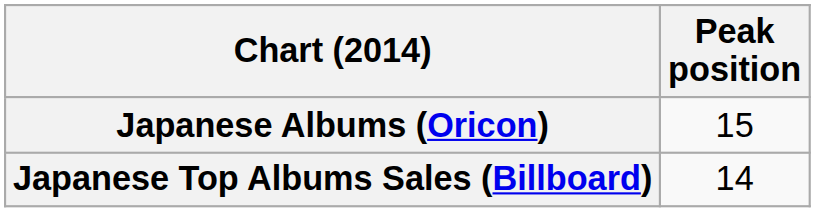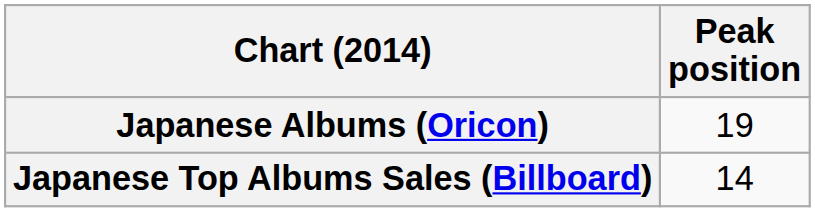(735, 124) 15 -> (735, 124) 19
